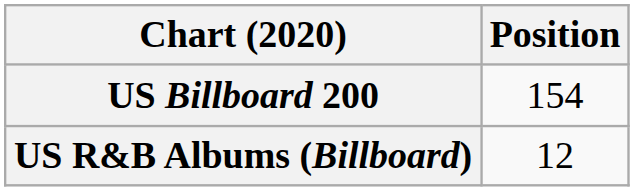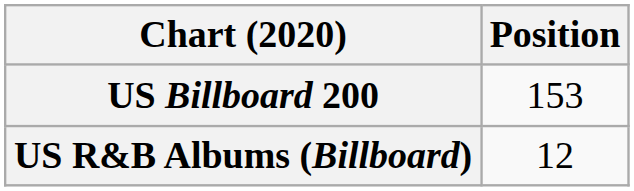(555, 94) 154 -> (555, 94) 153
